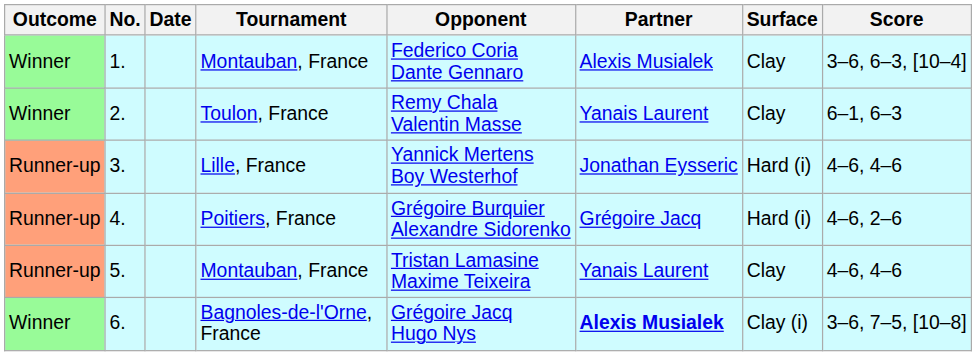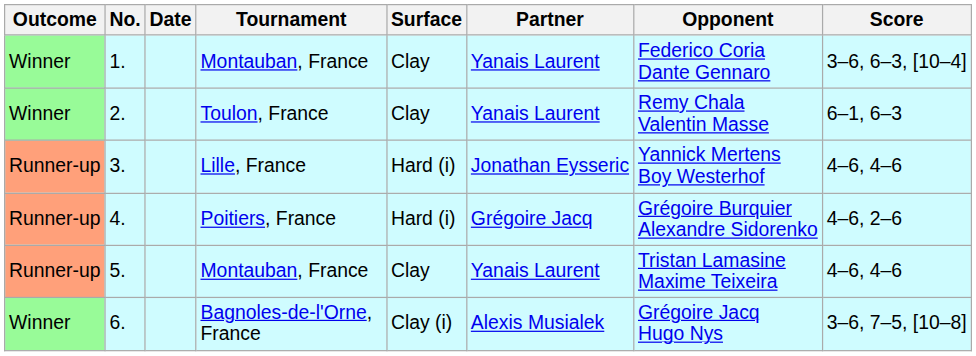columns swapped: (782, 19) <-> (481, 19)
(646, 61) Alexis Musialek -> (535, 61) Yanais Laurent
(652, 323) bold -> (538, 323) normal
